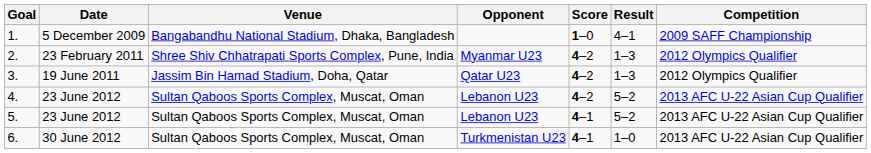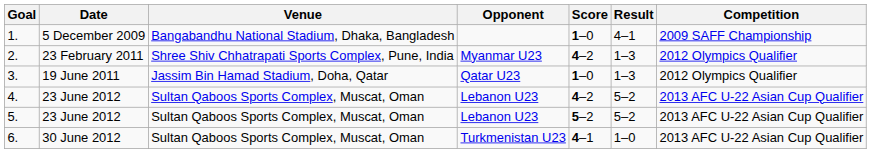(583, 76) 4–2 -> (583, 76) 1–0
(583, 117) 4–1 -> (583, 117) 5–2
